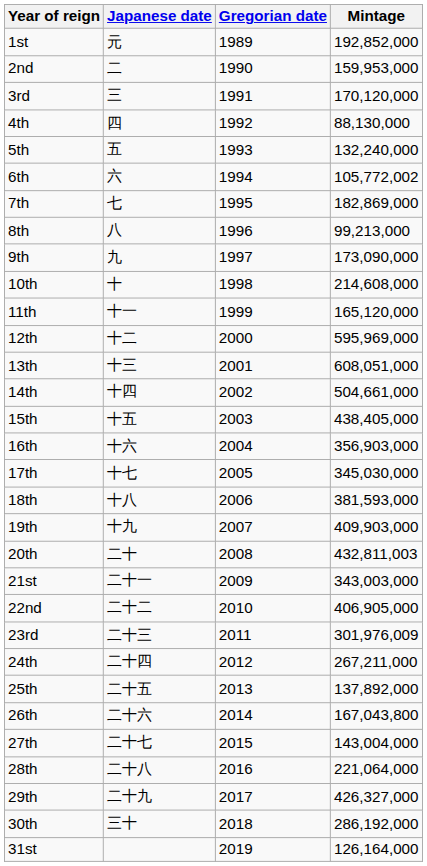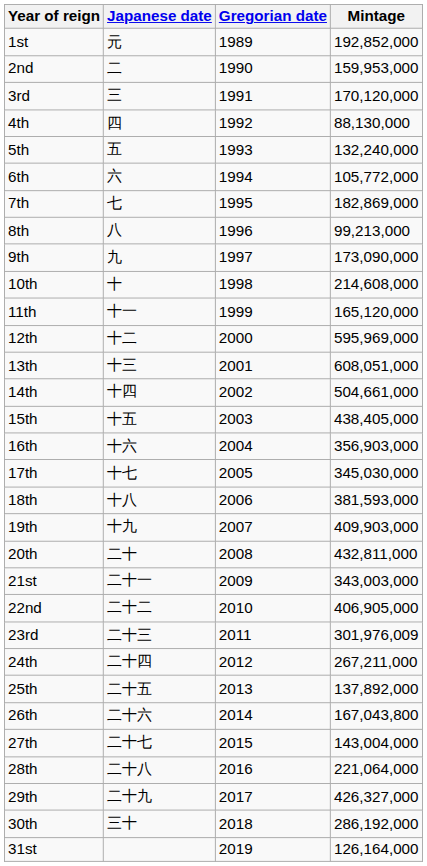(376, 176) 105,772,002 -> (376, 176) 105,772,000
(376, 554) 432,811,003 -> (376, 554) 432,811,000
